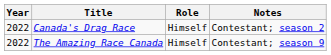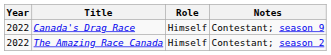(268, 27) Contestant; season 2 -> (268, 27) Contestant; season 9
(268, 42) Contestant; season 9 -> (268, 42) Contestant; season 2
